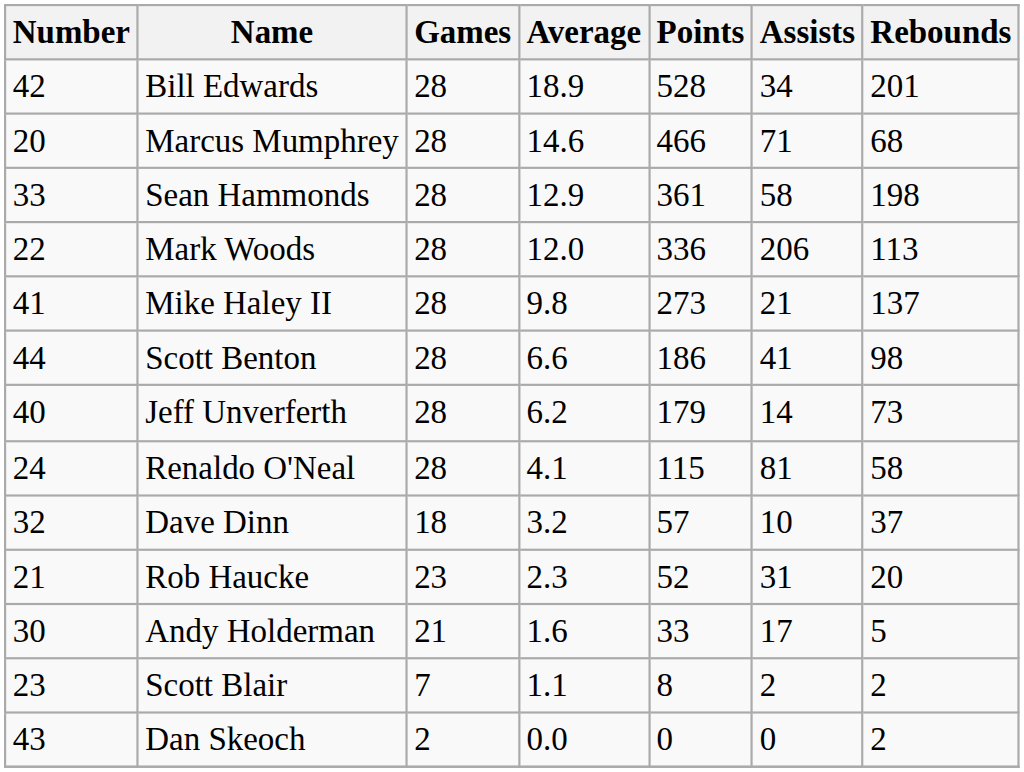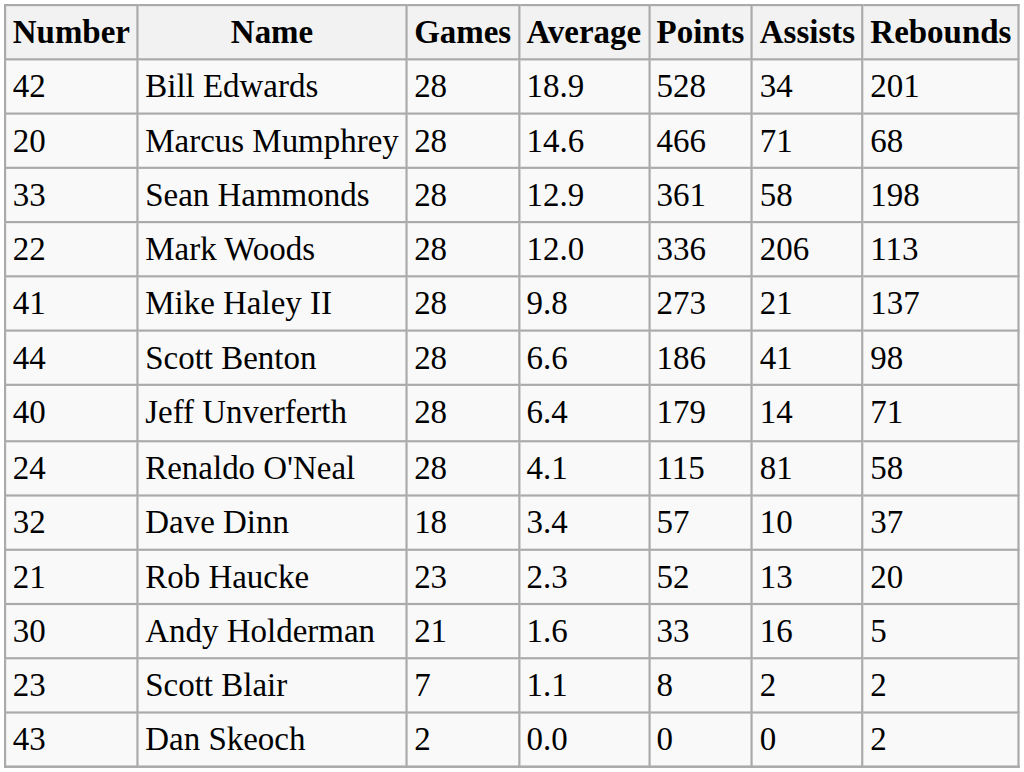(547, 412) 6.2 -> (547, 412) 6.4
(887, 412) 73 -> (887, 412) 71
(547, 521) 3.2 -> (547, 521) 3.4
(776, 575) 31 -> (776, 575) 13
(776, 630) 17 -> (776, 630) 16
